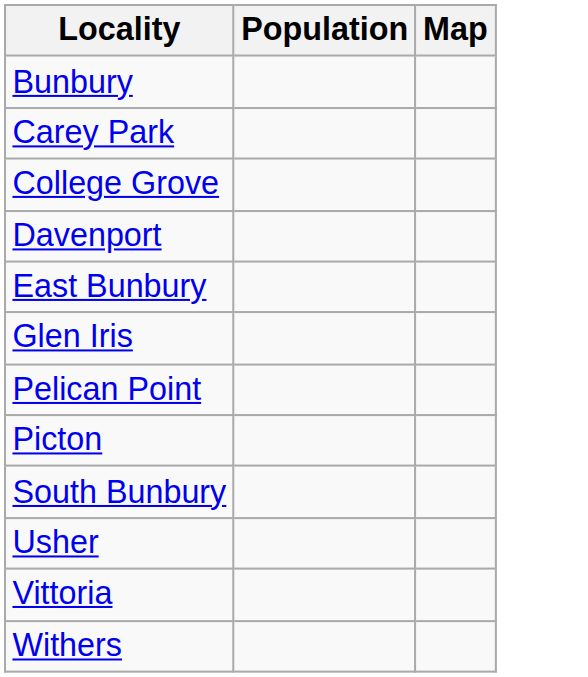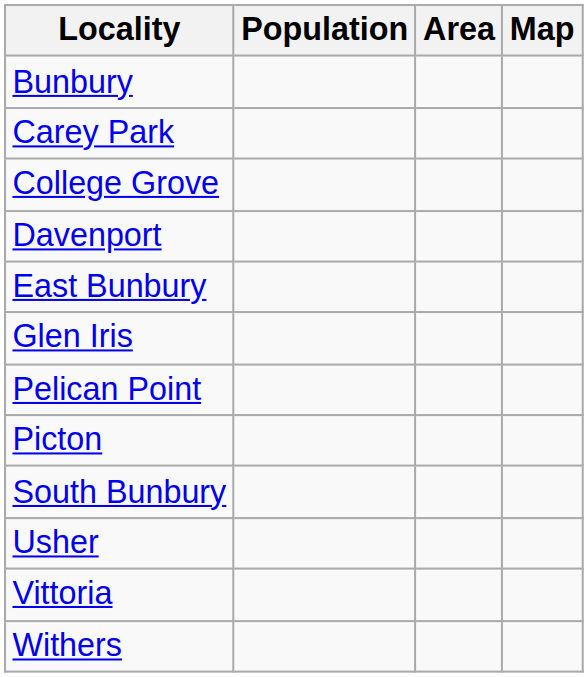+ column: (459, 30)
